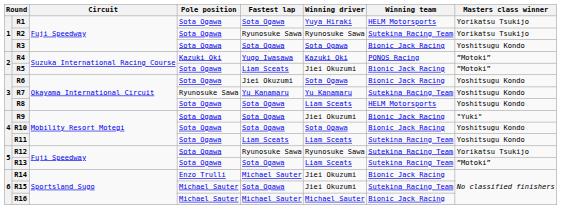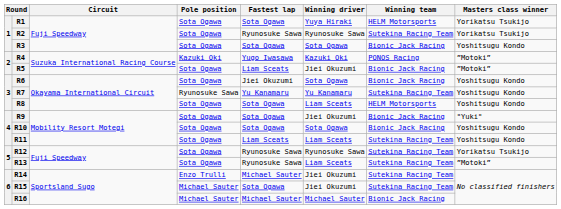(263, 163) Sota Ogawa -> (272, 163) Ryunosuke Sawa
(406, 175) Bionic Jack Racing -> (411, 175) Sutekina Racing Team
